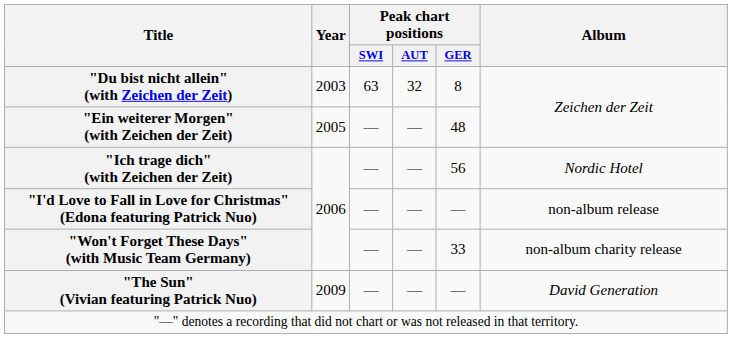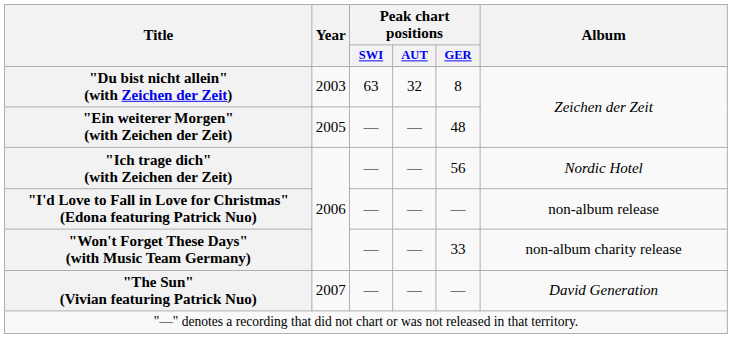(331, 290) 2009 -> (331, 290) 2007
